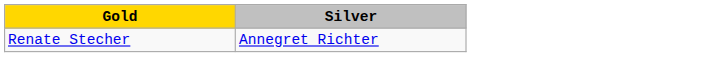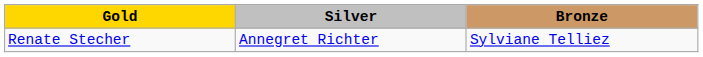+ column: (582, 16)
